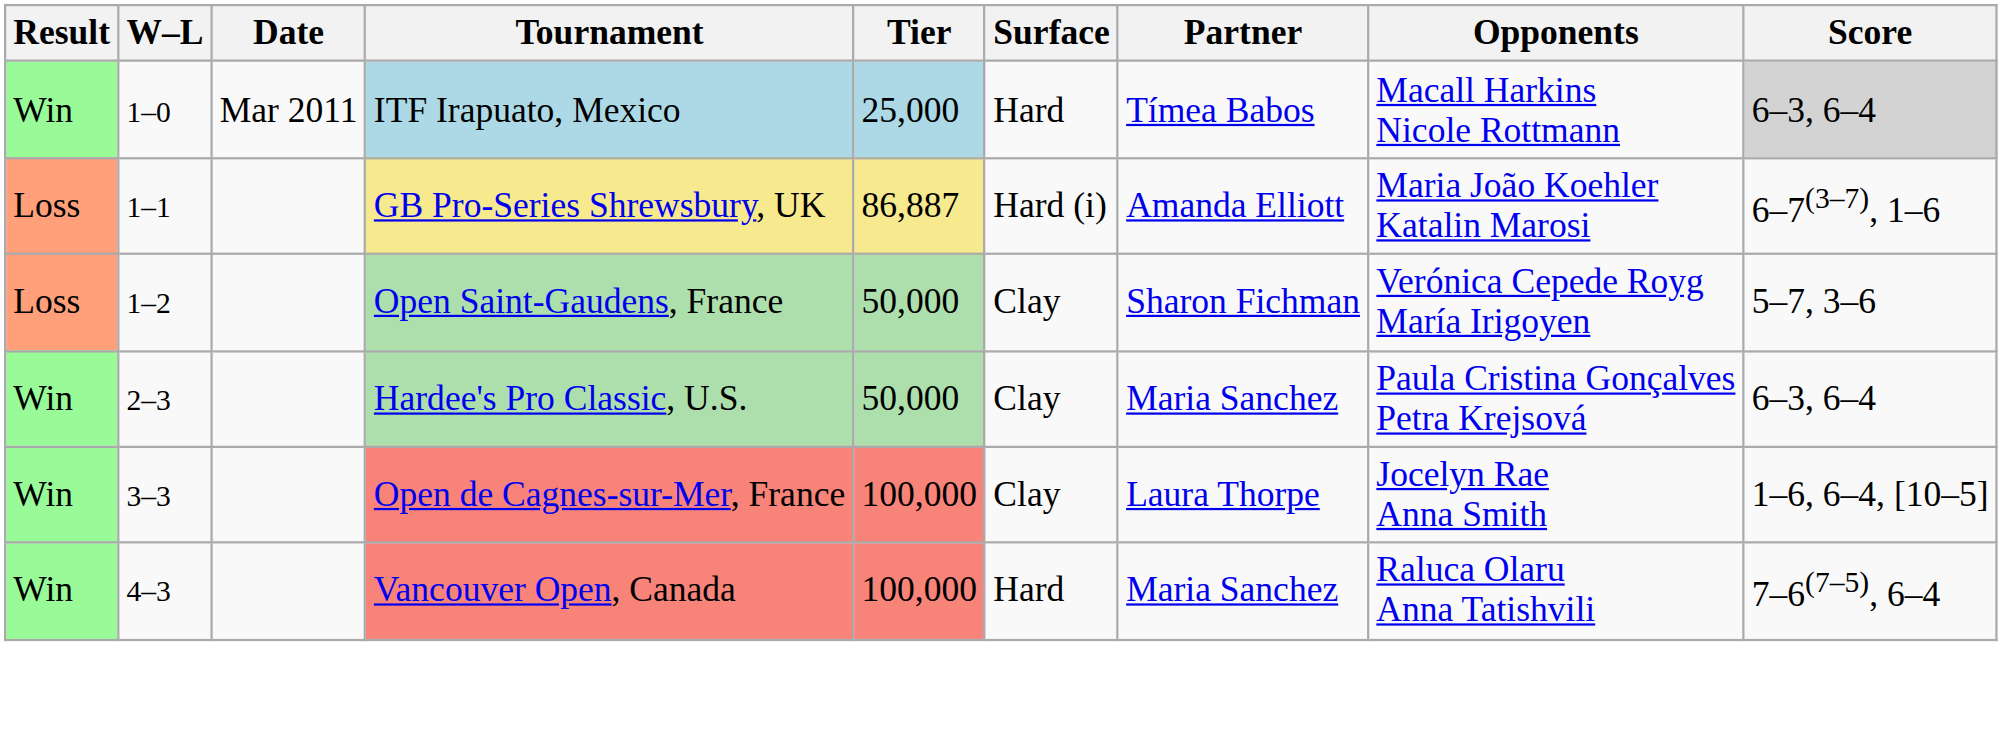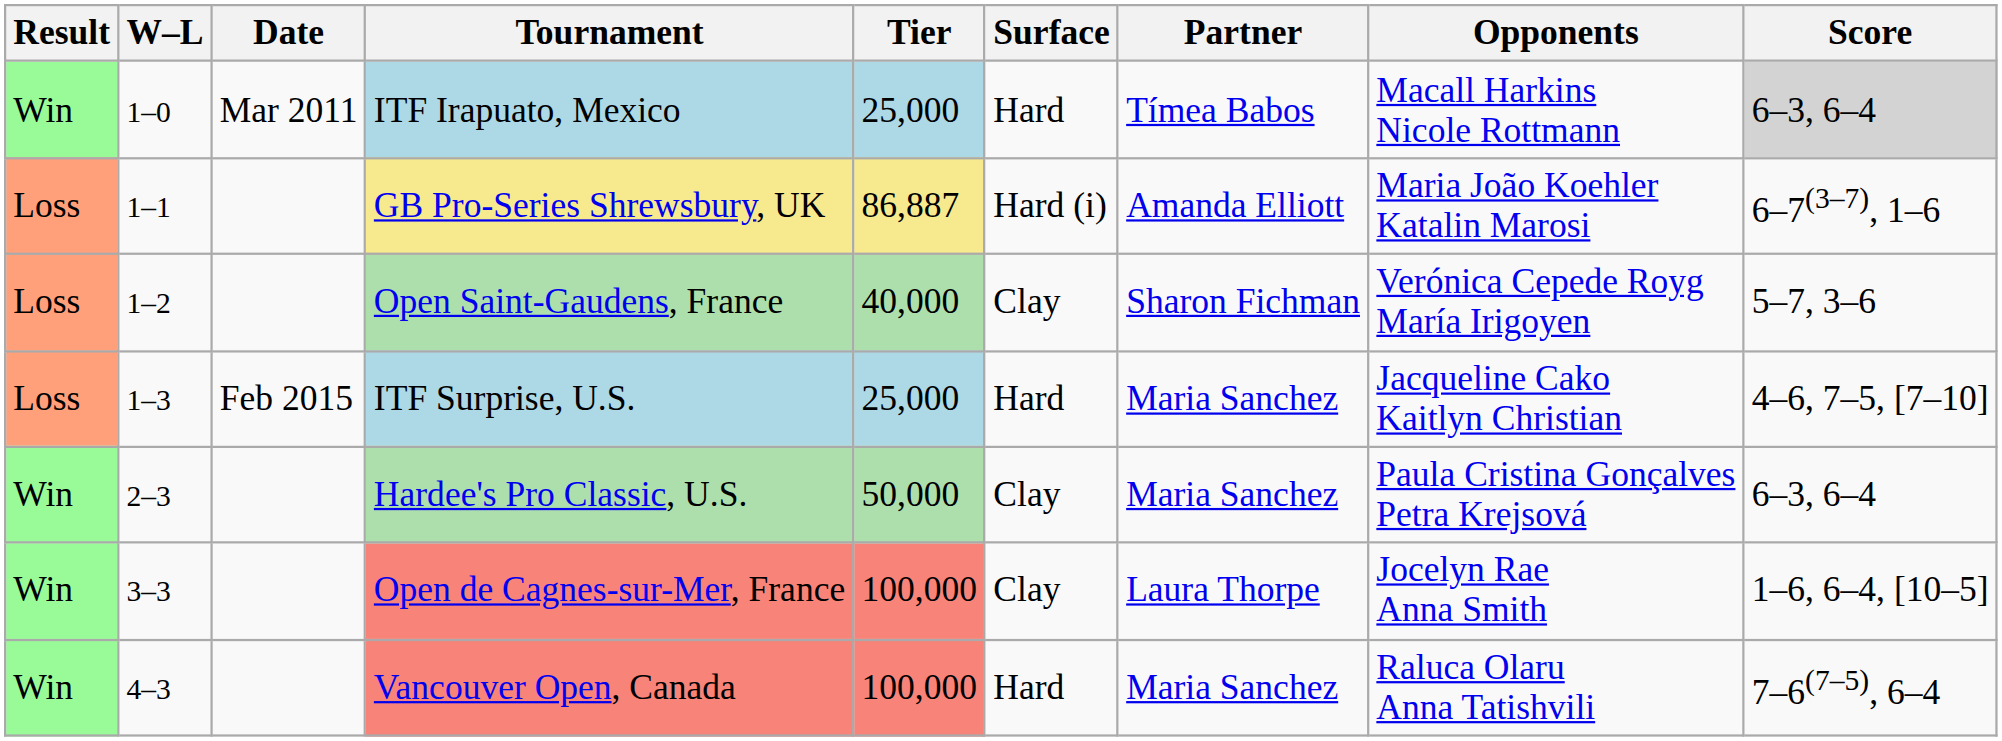(910, 301) 50,000 -> (910, 301) 40,000
+ row: (505, 397)
